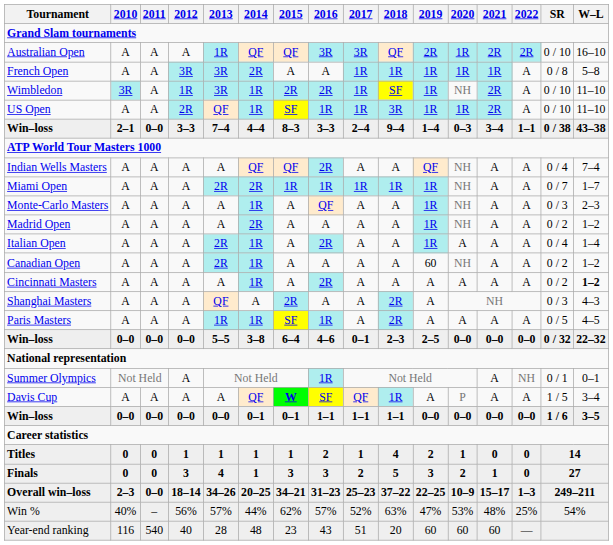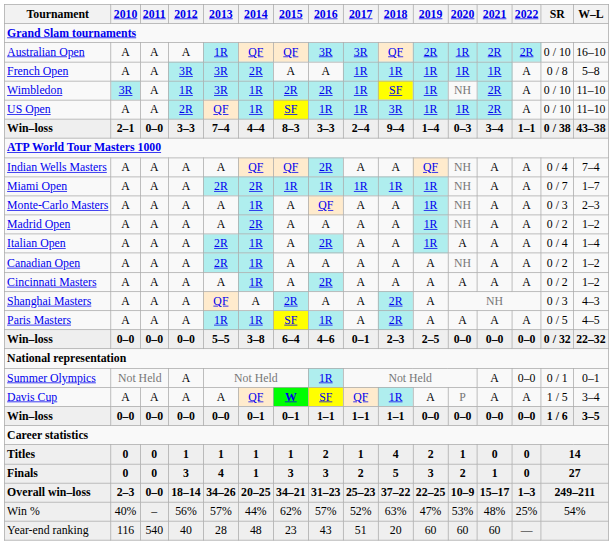(431, 262) 60 -> (431, 262) A
(591, 281) bold -> (591, 281) normal
(527, 377) NH -> (527, 377) 0–0
